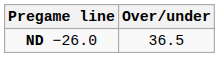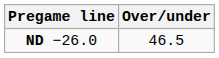(166, 41) 36.5 -> (166, 41) 46.5
